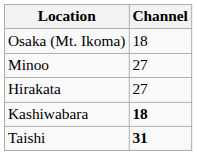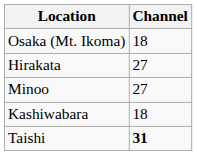rows swapped: (34, 89) <-> (29, 65)
(140, 114) bold -> (140, 114) normal
